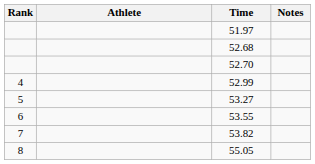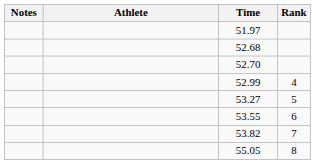columns swapped: (20, 13) <-> (290, 13)
